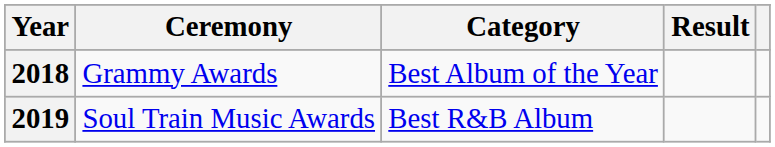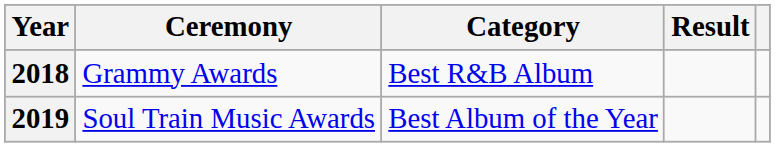(523, 73) Best Album of the Year -> (491, 73) Best R&B Album
(491, 118) Best R&B Album -> (523, 118) Best Album of the Year
